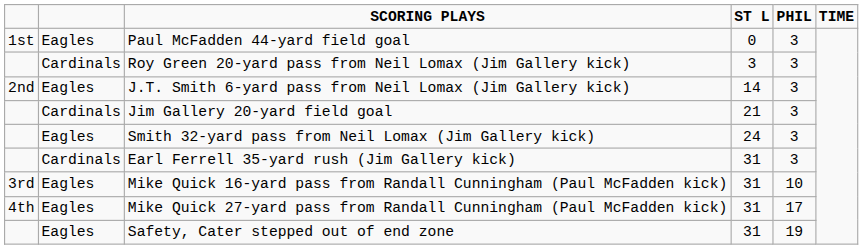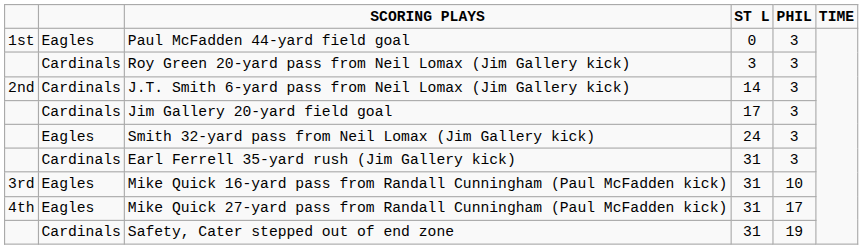(68, 88) Eagles -> (81, 88) Cardinals
(752, 112) 21 -> (752, 112) 17
(68, 232) Eagles -> (81, 232) Cardinals
